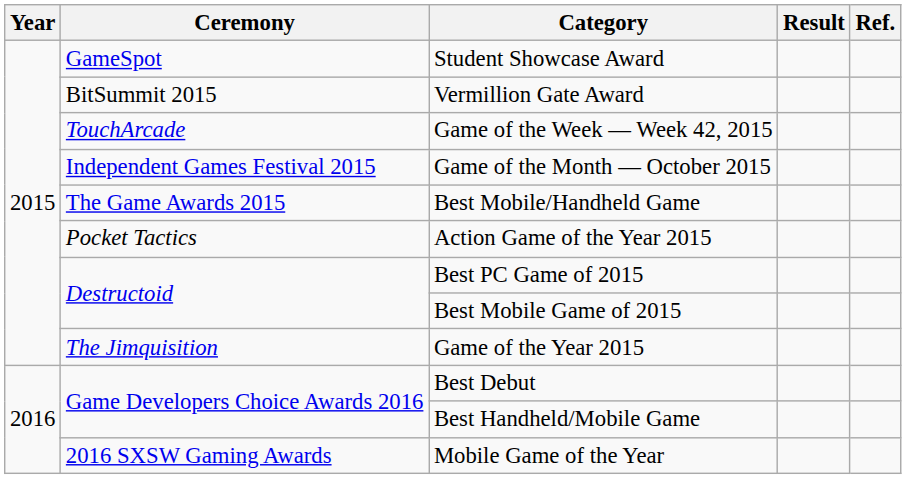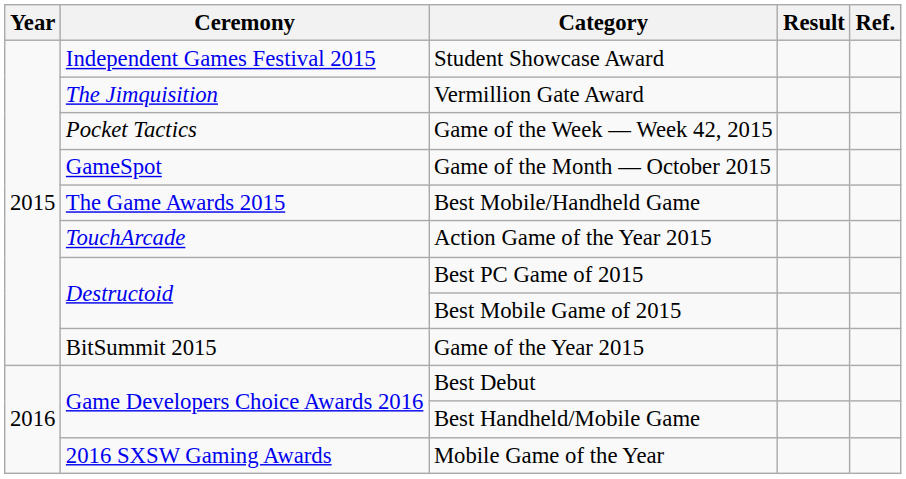(114, 58) GameSpot -> (221, 58) Independent Games Festival 2015
(141, 94) BitSummit 2015 -> (142, 94) The Jimquisition
(126, 130) TouchArcade -> (131, 130) Pocket Tactics
(221, 166) Independent Games Festival 2015 -> (114, 166) GameSpot
(131, 238) Pocket Tactics -> (126, 238) TouchArcade
(142, 346) The Jimquisition -> (141, 346) BitSummit 2015
